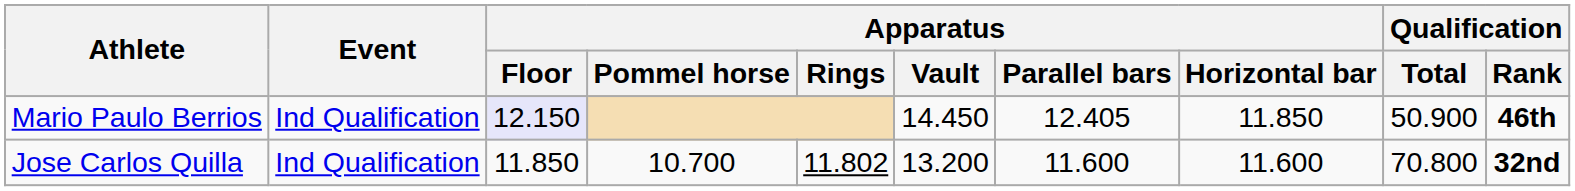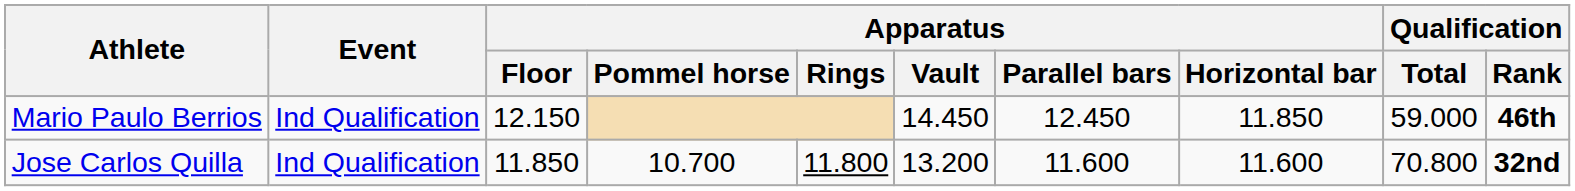(537, 118) lavender background -> (537, 118) no background
(1087, 118) 12.405 -> (1087, 118) 12.450
(1434, 118) 50.900 -> (1434, 118) 59.000
(846, 163) 11.802 -> (846, 163) 11.800
